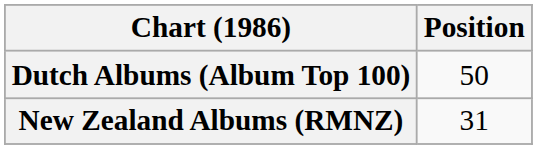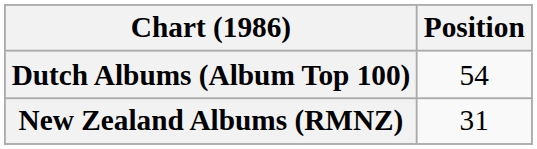(474, 74) 50 -> (474, 74) 54
